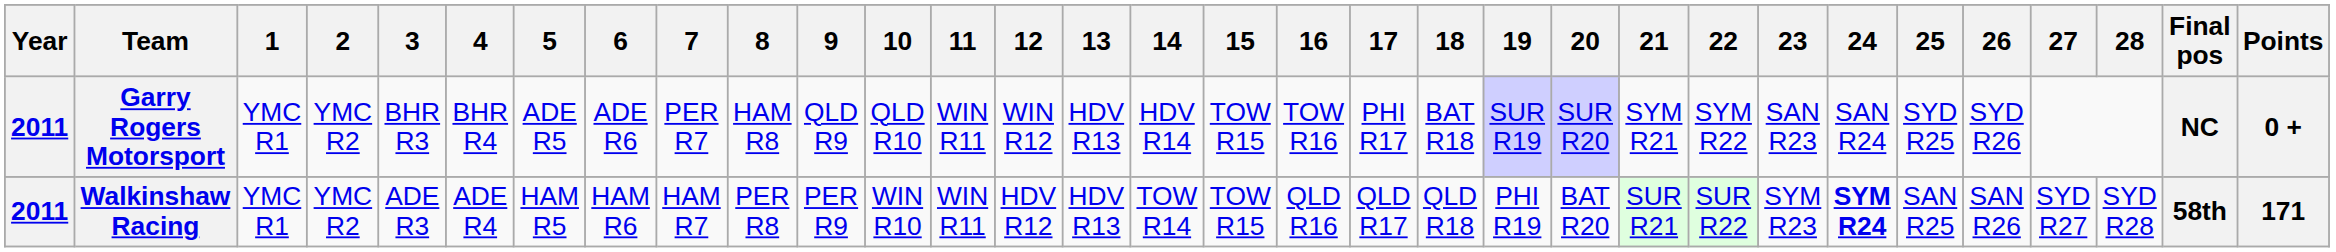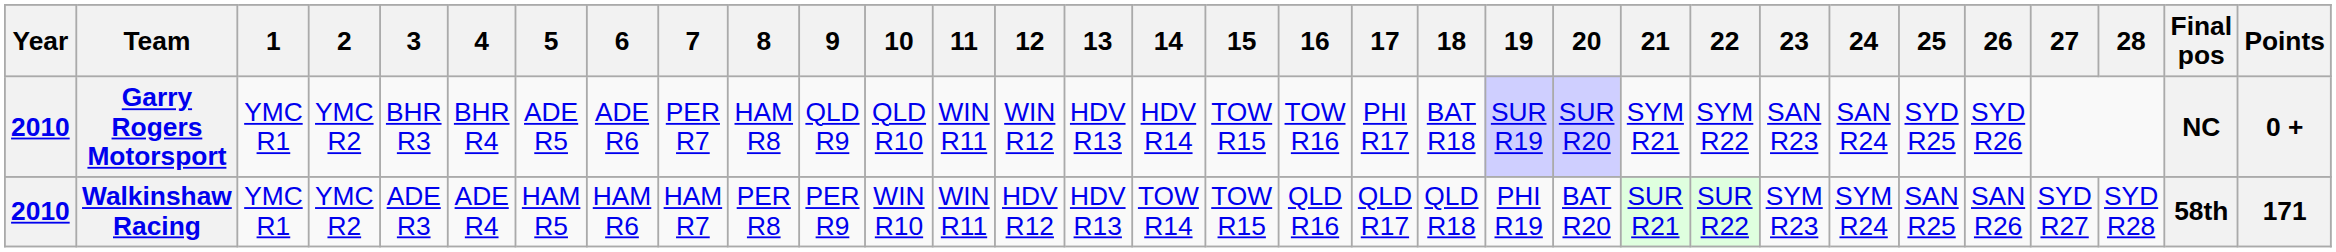(40, 126) 2011 -> (40, 126) 2010
(40, 212) 2011 -> (40, 212) 2010
(1862, 212) bold -> (1864, 212) normal
